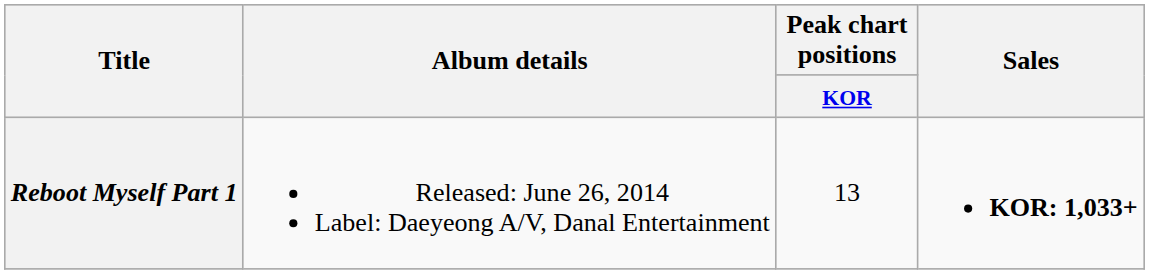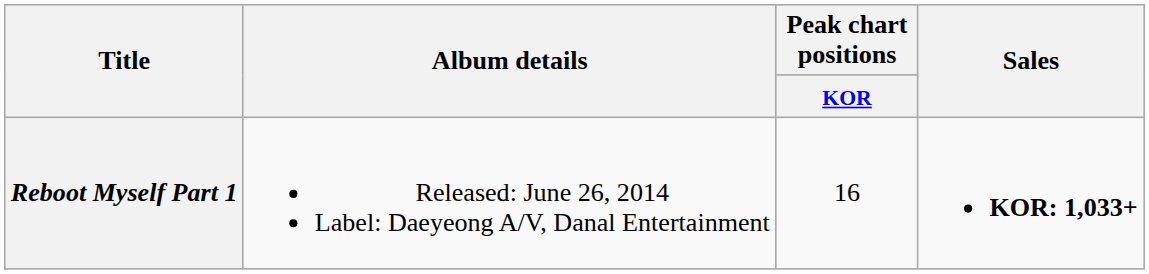(847, 192) 13 -> (847, 192) 16
